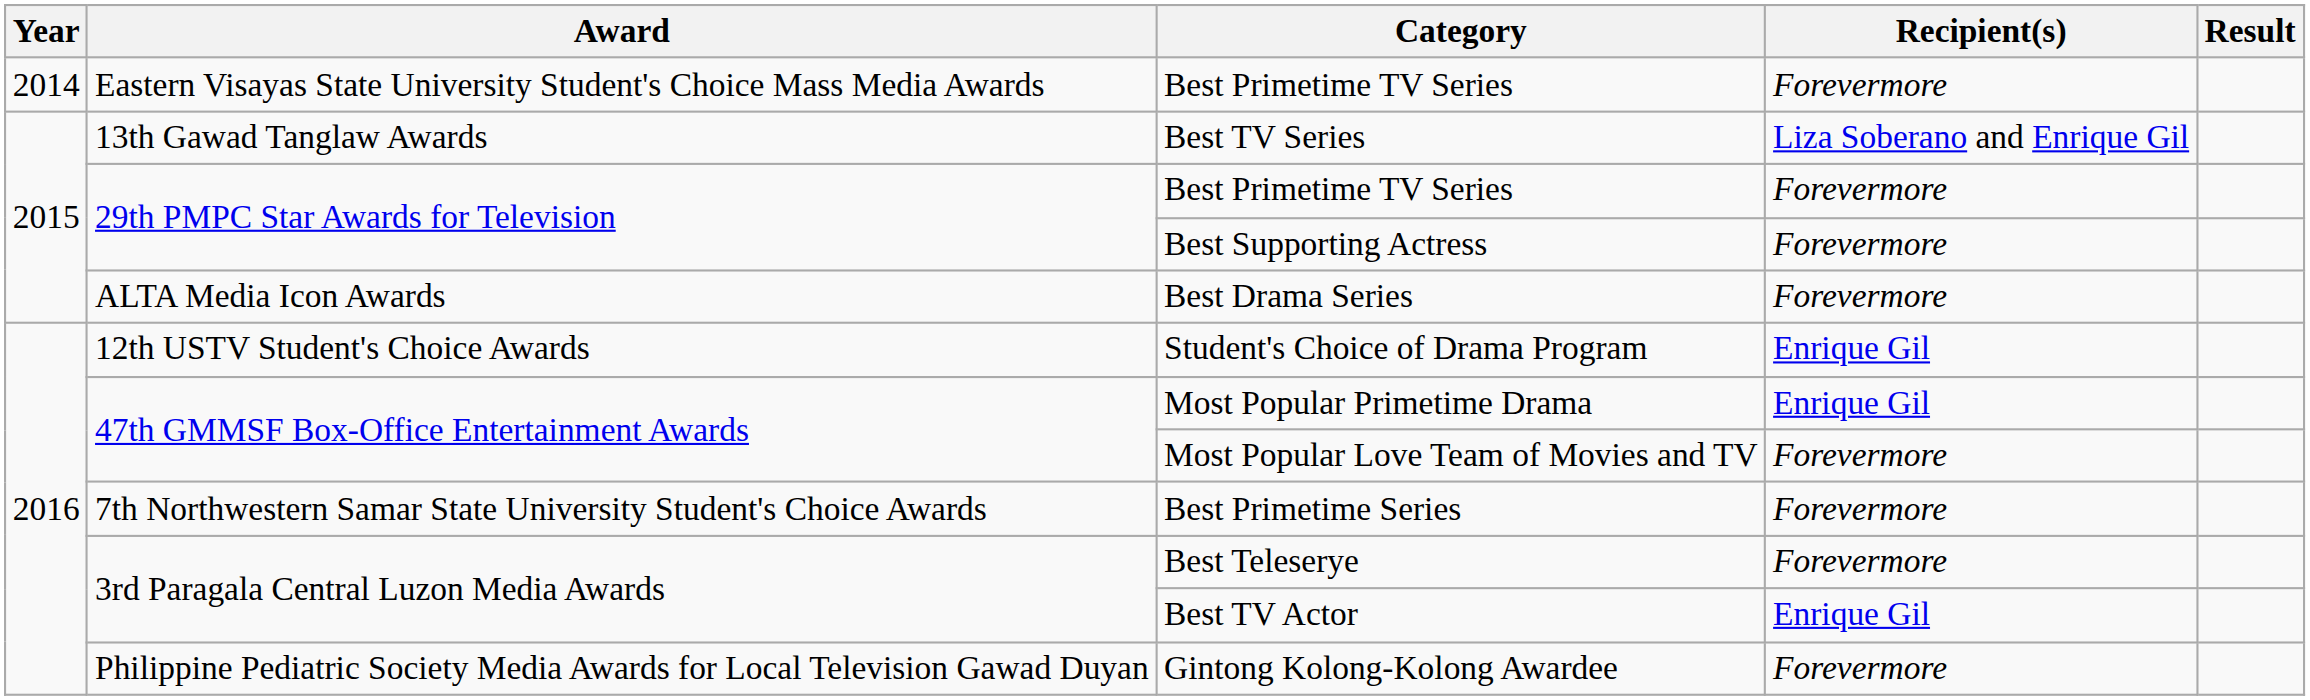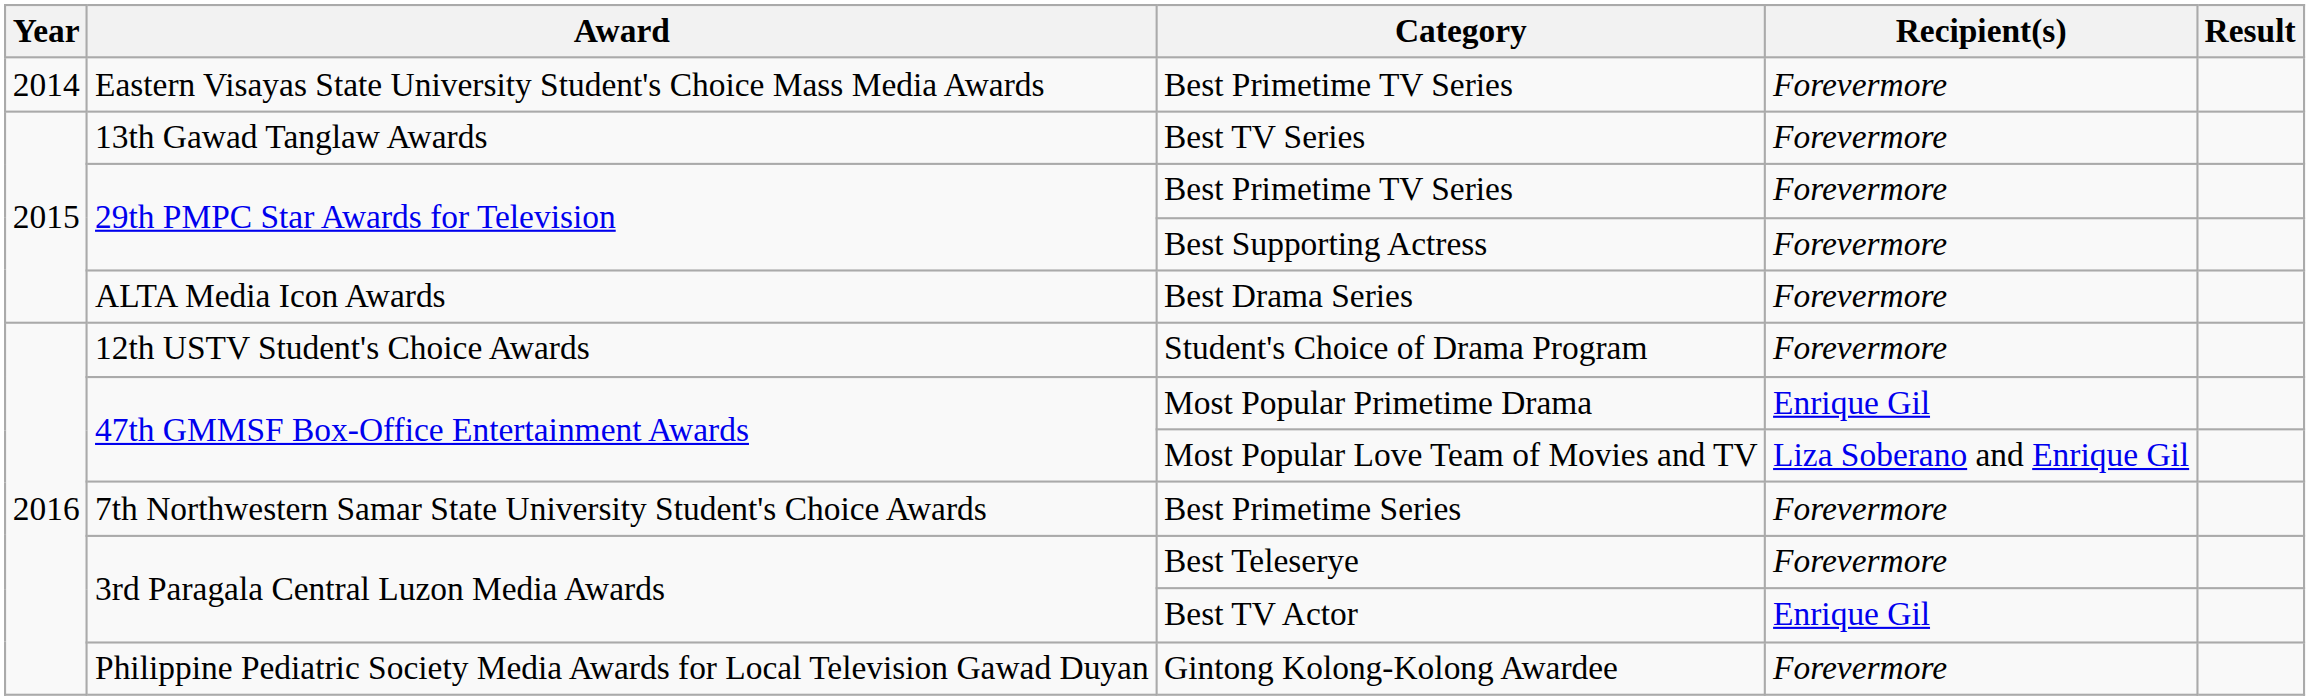(1981, 137) Liza Soberano and Enrique Gil -> (1860, 137) Forevermore
(1852, 349) Enrique Gil -> (1860, 349) Forevermore
(1860, 455) Forevermore -> (1981, 455) Liza Soberano and Enrique Gil
